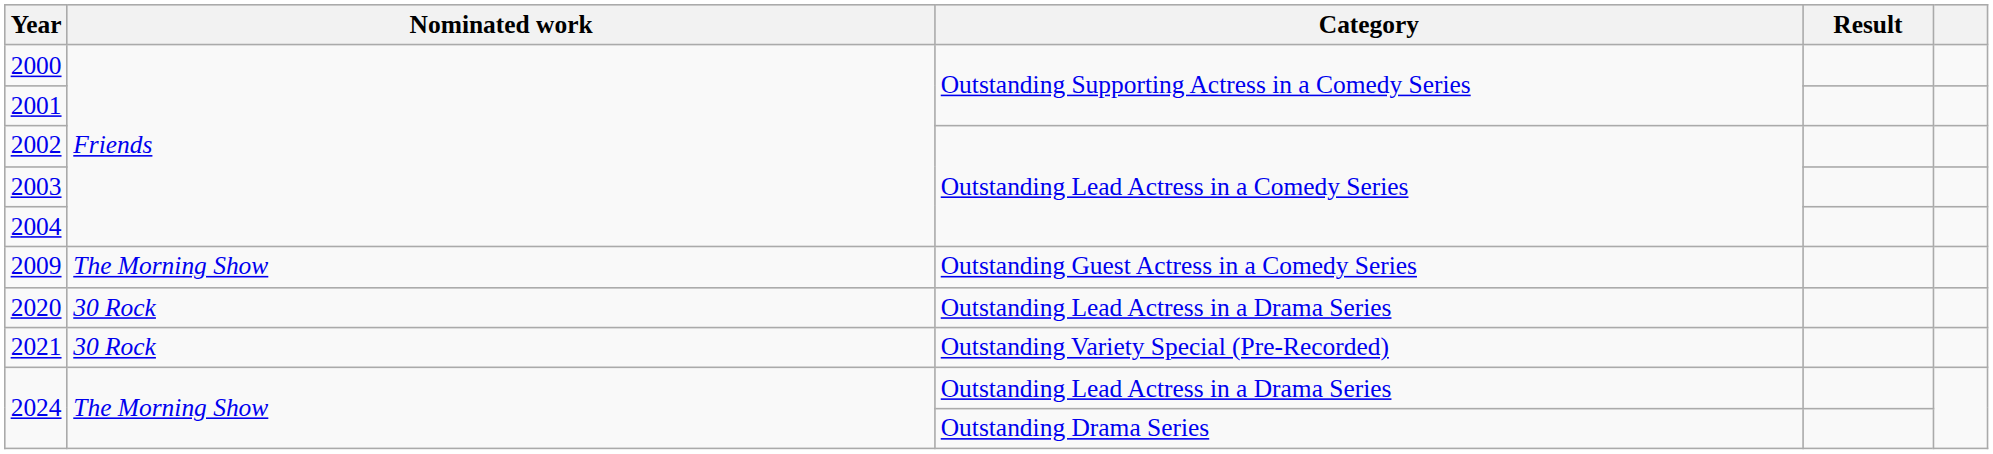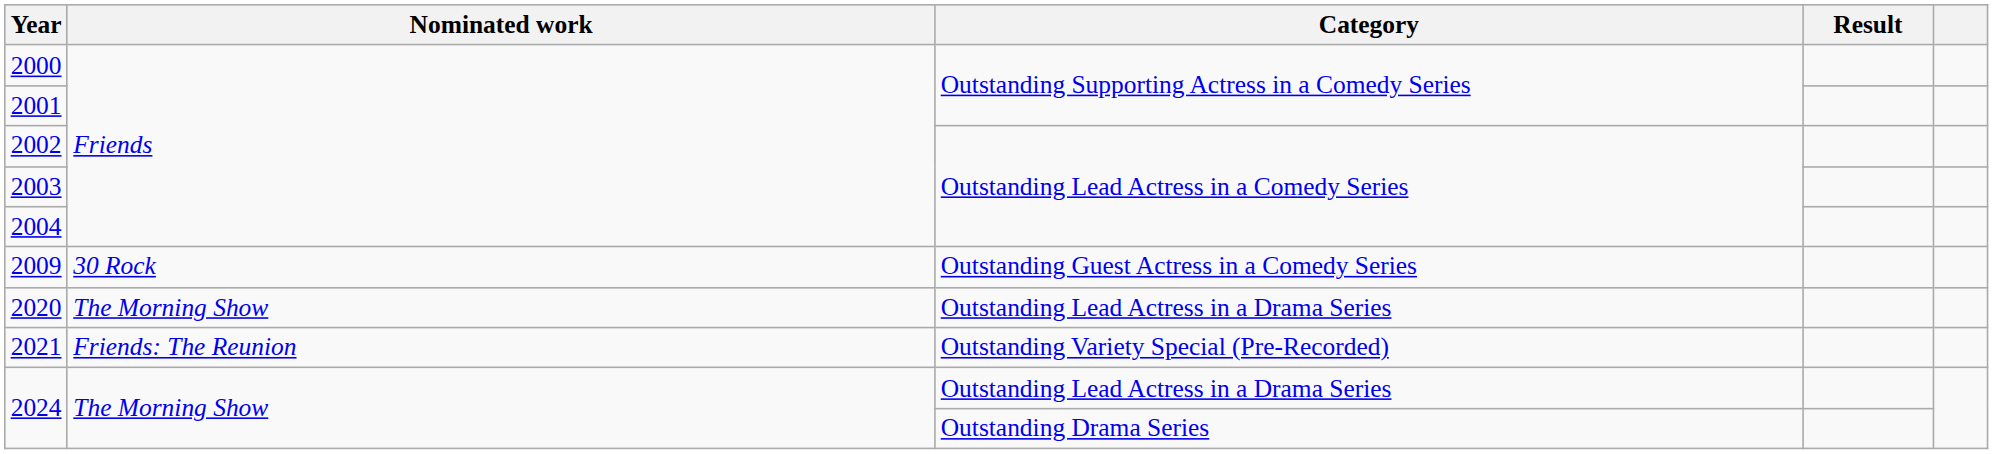(171, 266) The Morning Show -> (115, 266) 30 Rock
(115, 307) 30 Rock -> (171, 307) The Morning Show
(115, 347) 30 Rock -> (185, 347) Friends: The Reunion
